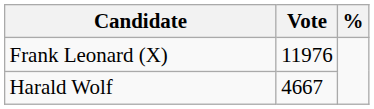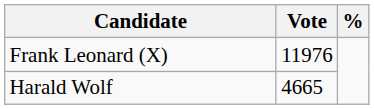(302, 87) 4667 -> (302, 87) 4665
